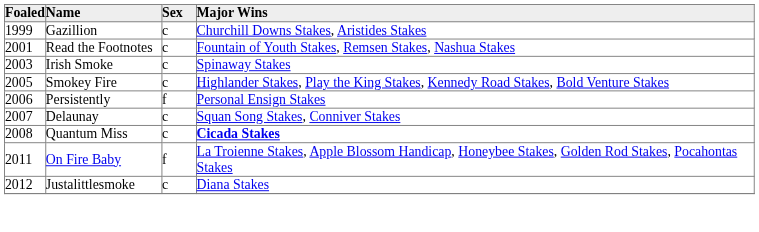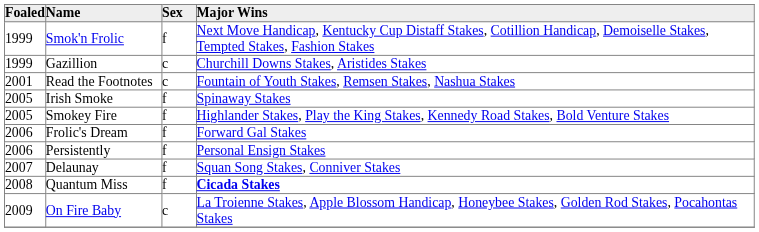+ row: (85, 38)
(19, 64) 2003 -> (19, 98) 2005
(165, 64) c -> (164, 98) f
(165, 82) c -> (164, 115) f
+ row: (87, 133)
(165, 116) c -> (164, 167) f
(165, 134) c -> (164, 184) f
(19, 159) 2011 -> (19, 210) 2009
(164, 159) f -> (165, 210) c
- row: (90, 184)
